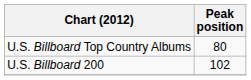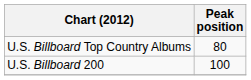(220, 65) 102 -> (220, 65) 100
